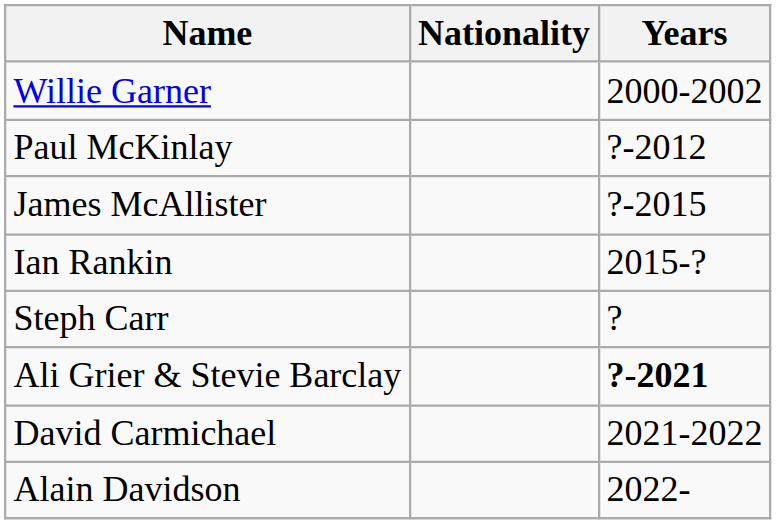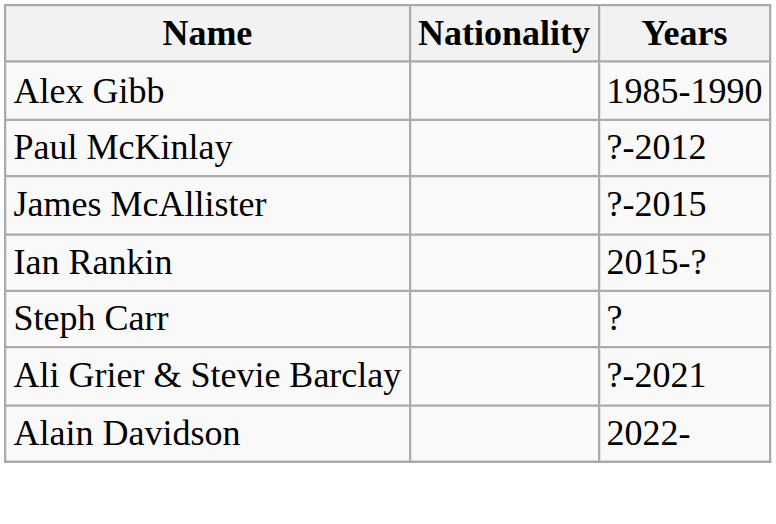+ row: (89, 90)
- row: (112, 90)
(658, 375) bold -> (656, 375) normal
- row: (145, 432)
